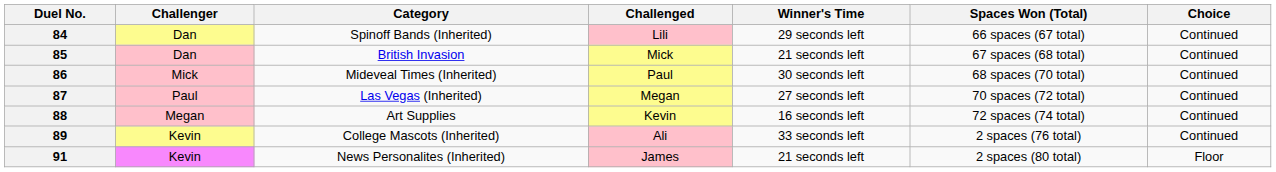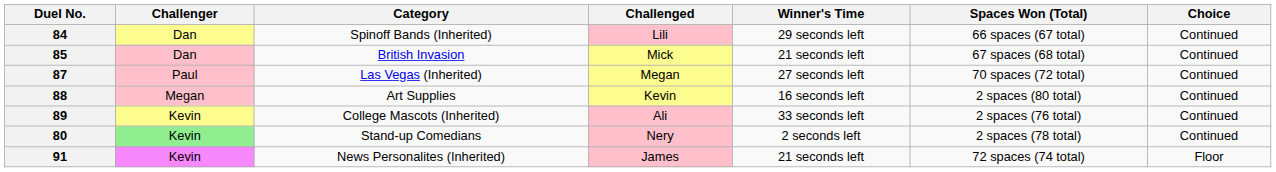- row: (60, 75)
(1029, 116) 72 spaces (74 total) -> (1029, 95) 2 spaces (80 total)
+ row: (60, 136)
(1029, 156) 2 spaces (80 total) -> (1029, 156) 72 spaces (74 total)
